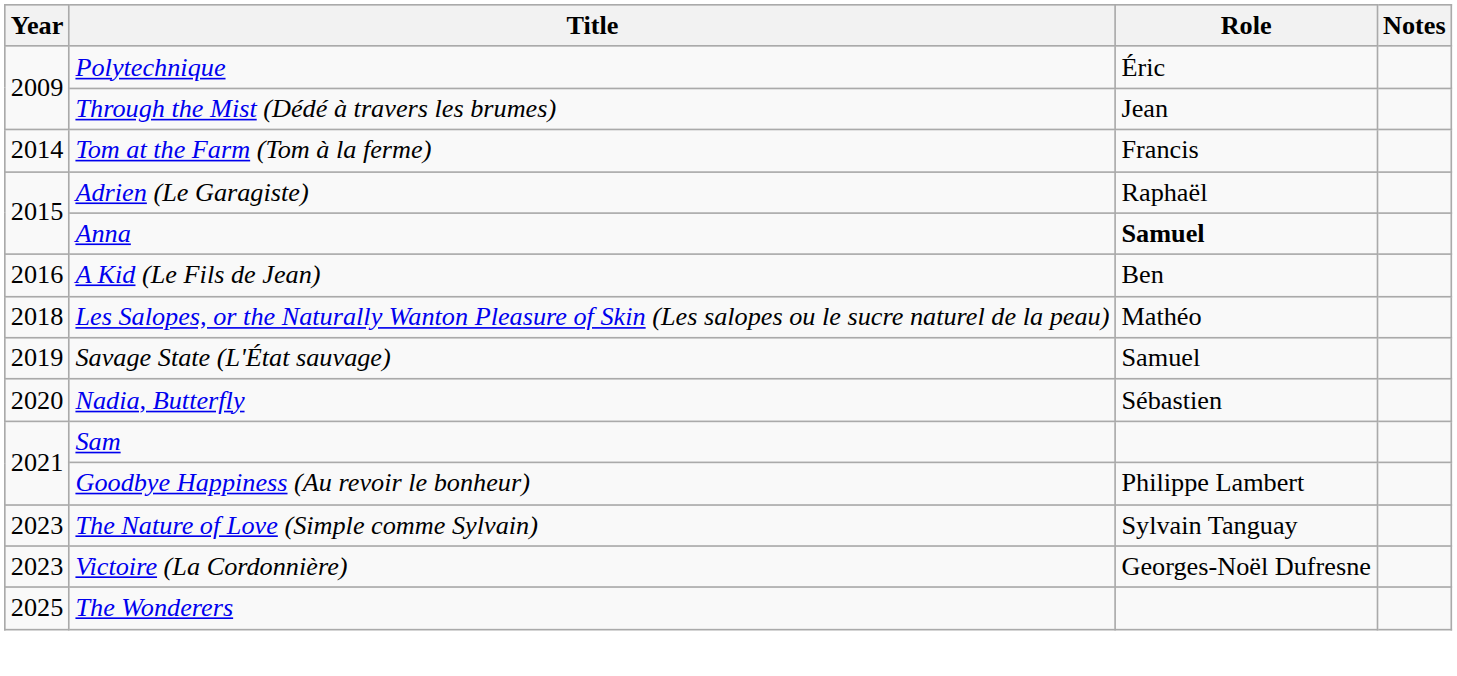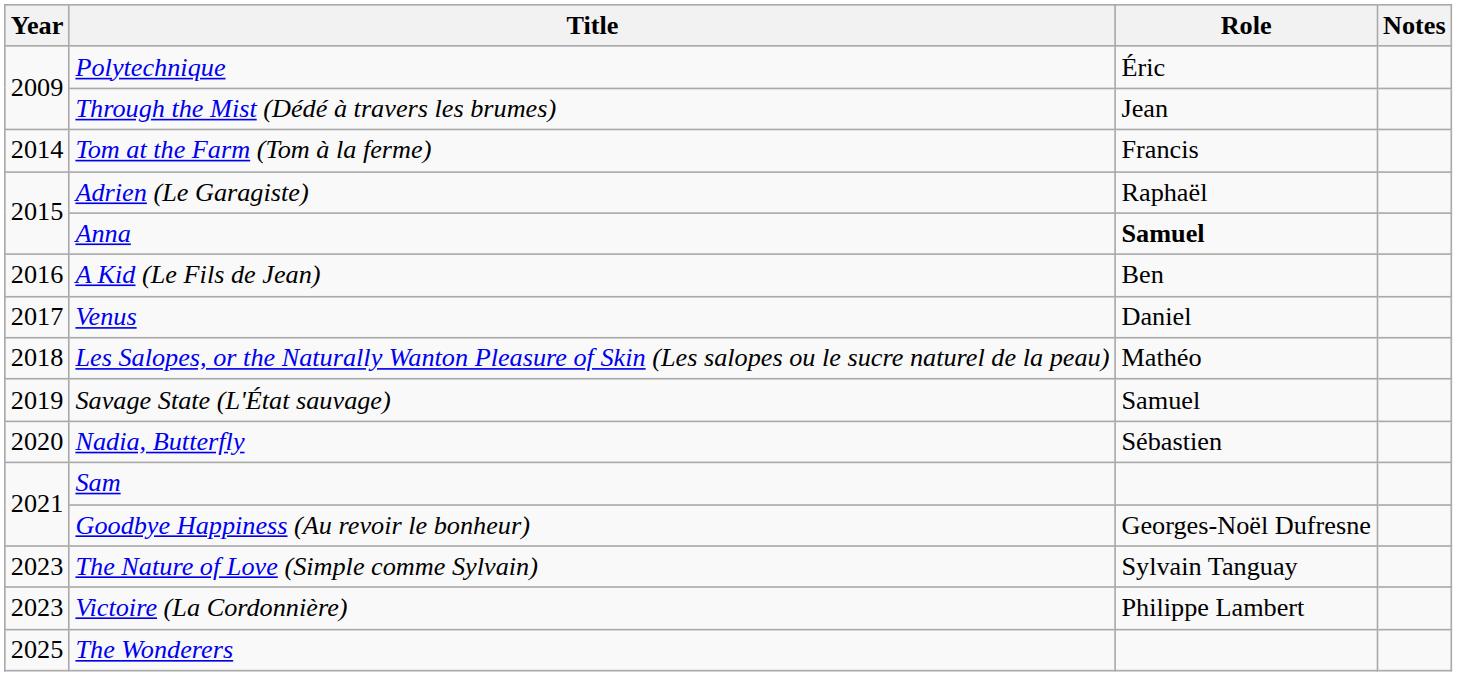+ row: (106, 316)
(1213, 483) Philippe Lambert -> (1246, 524) Georges-Noël Dufresne
(1246, 566) Georges-Noël Dufresne -> (1213, 607) Philippe Lambert
